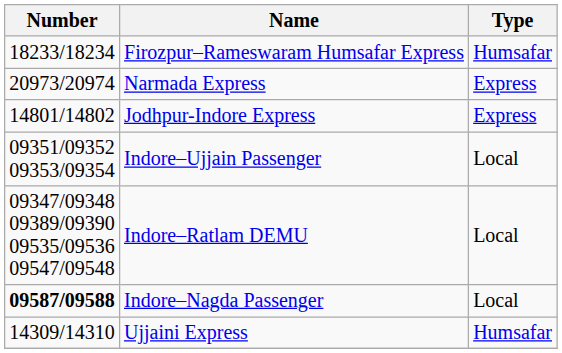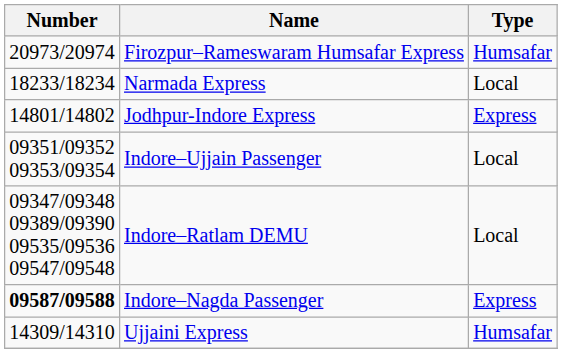(62, 52) 18233/18234 -> (62, 52) 20973/20974
(62, 83) 20973/20974 -> (62, 83) 18233/18234
(505, 83) Express -> (496, 83) Local
(496, 300) Local -> (505, 300) Express
